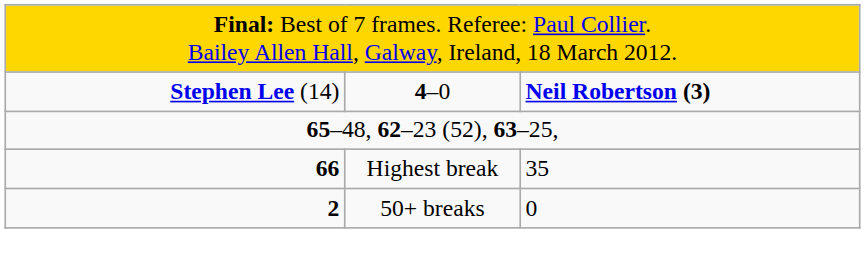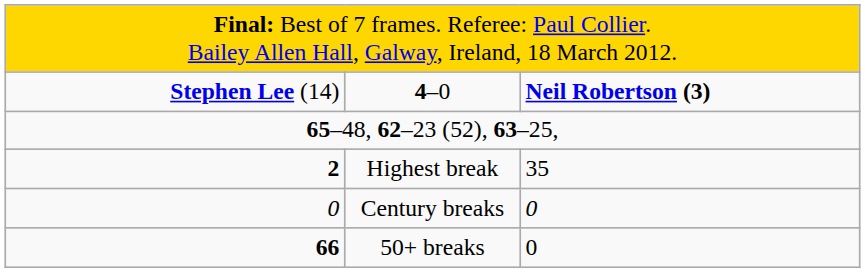(328, 169) 66 -> (334, 169) 2
+ row: (432, 208)
(334, 208) 2 -> (328, 246) 66
